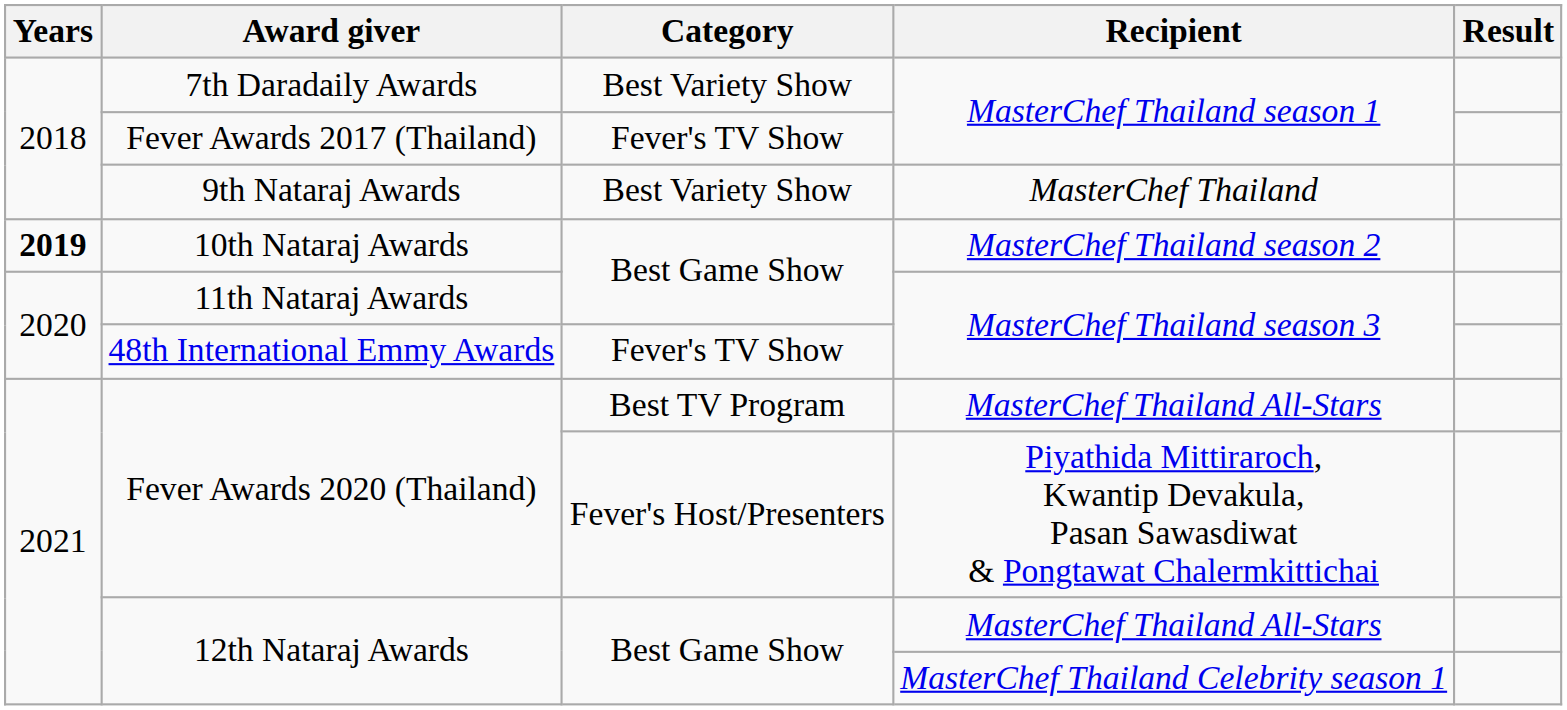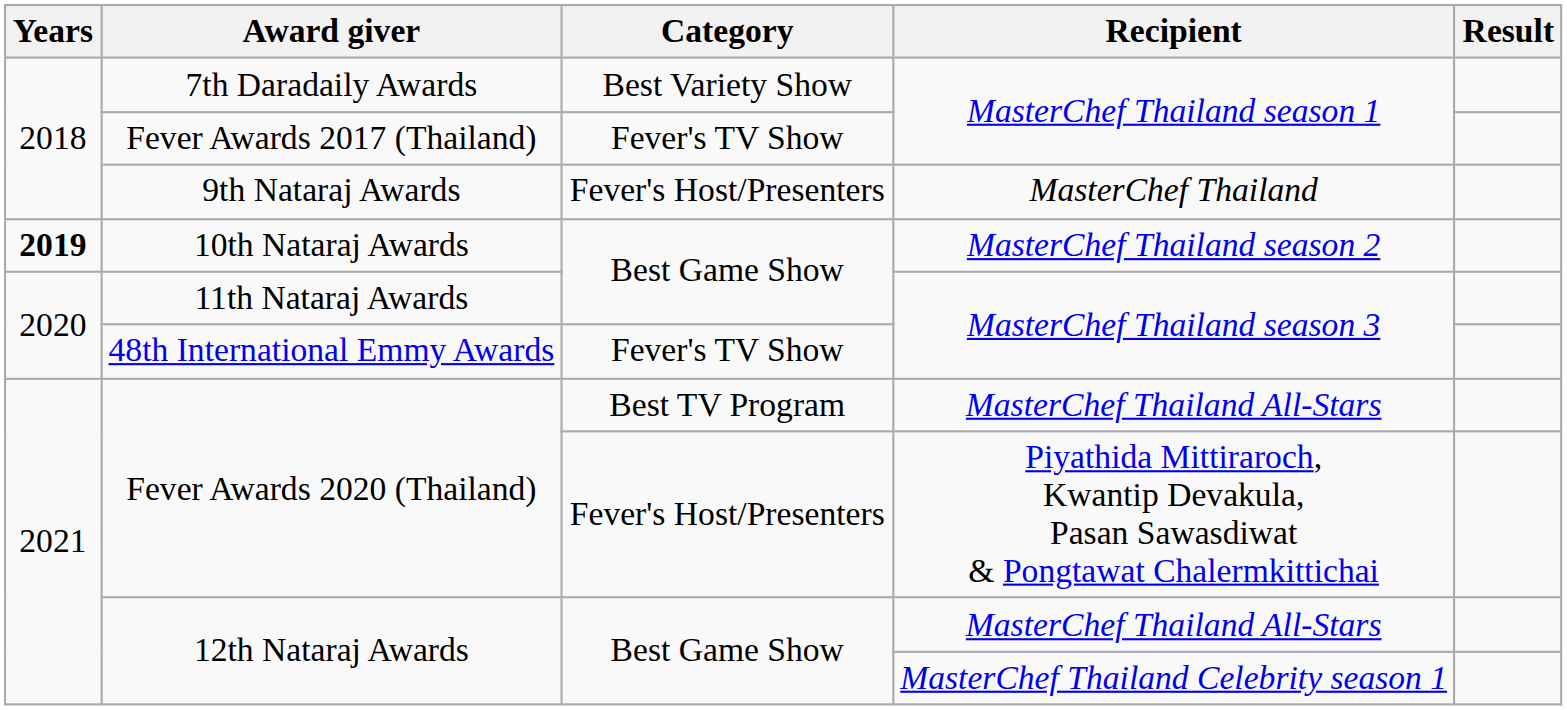(727, 191) Best Variety Show -> (727, 191) Fever's Host/Presenters
